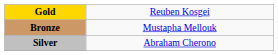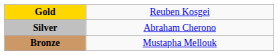rows swapped: (45, 43) <-> (45, 27)
